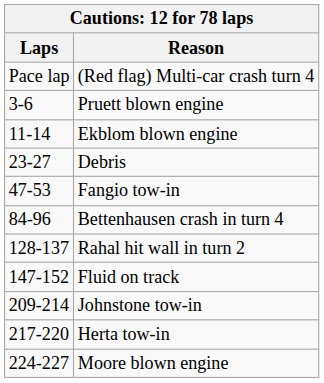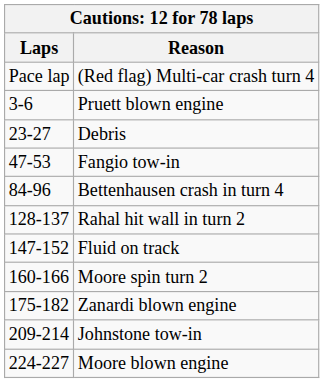- row: (158, 133)
+ row: (143, 276)
+ row: (157, 305)
- row: (124, 334)
